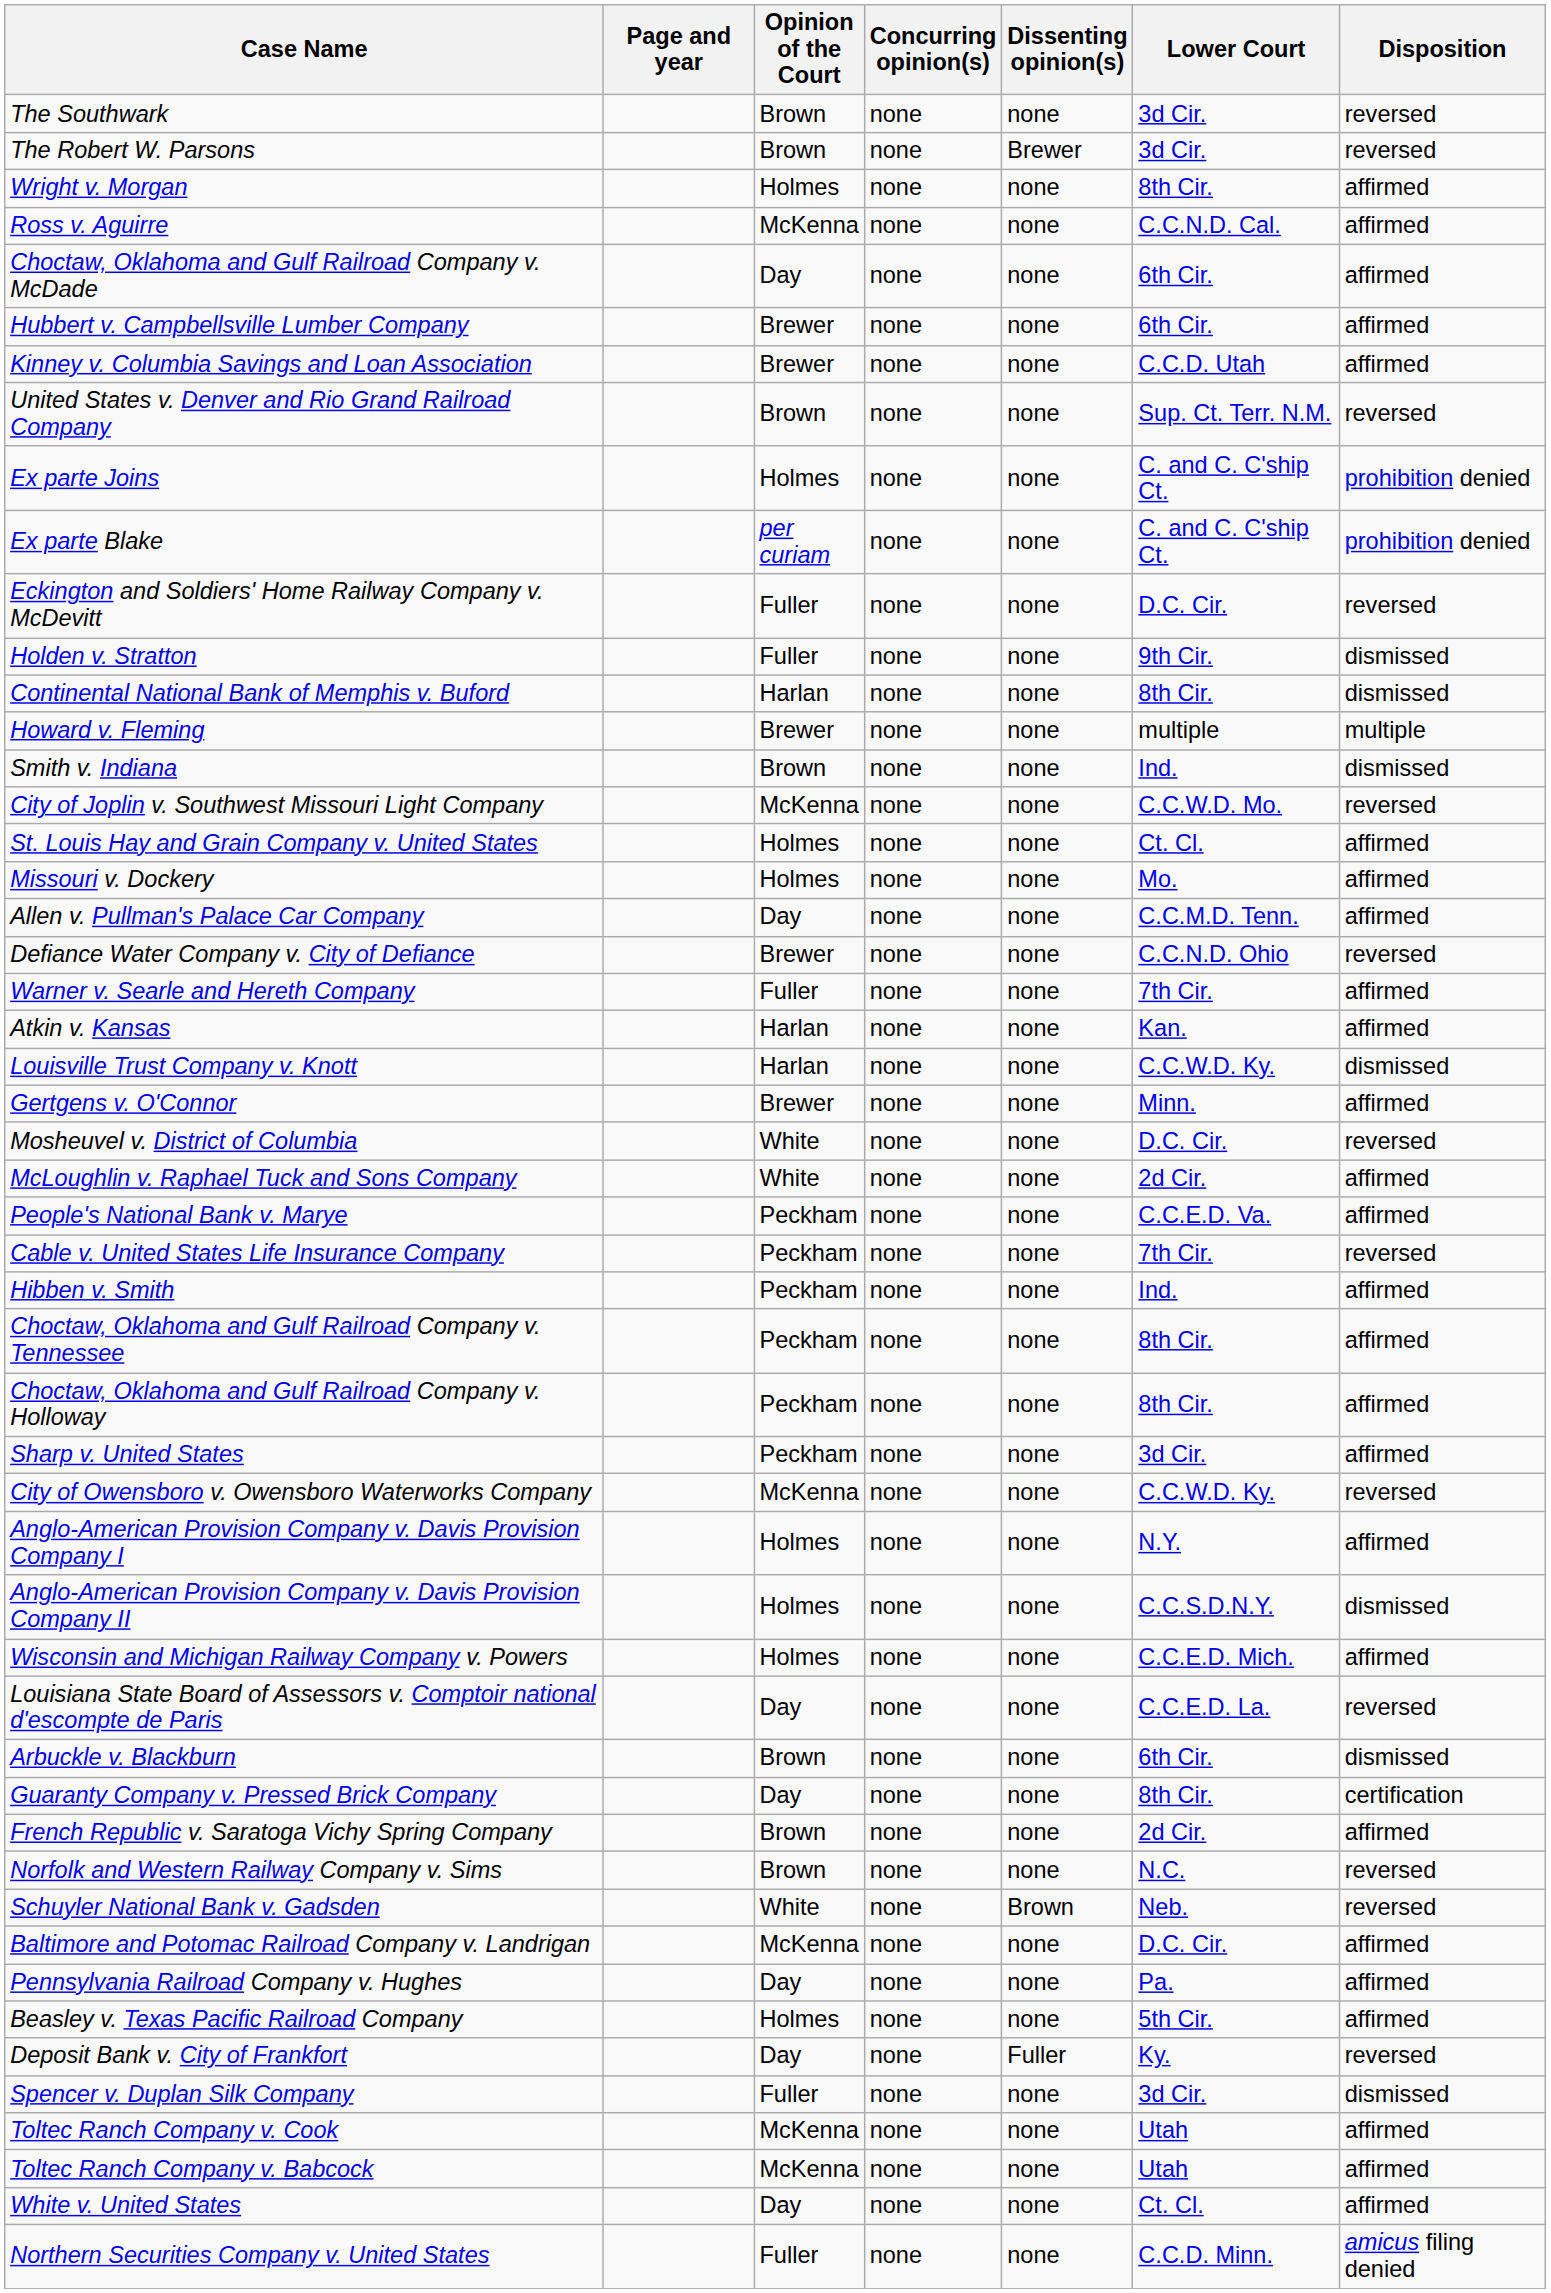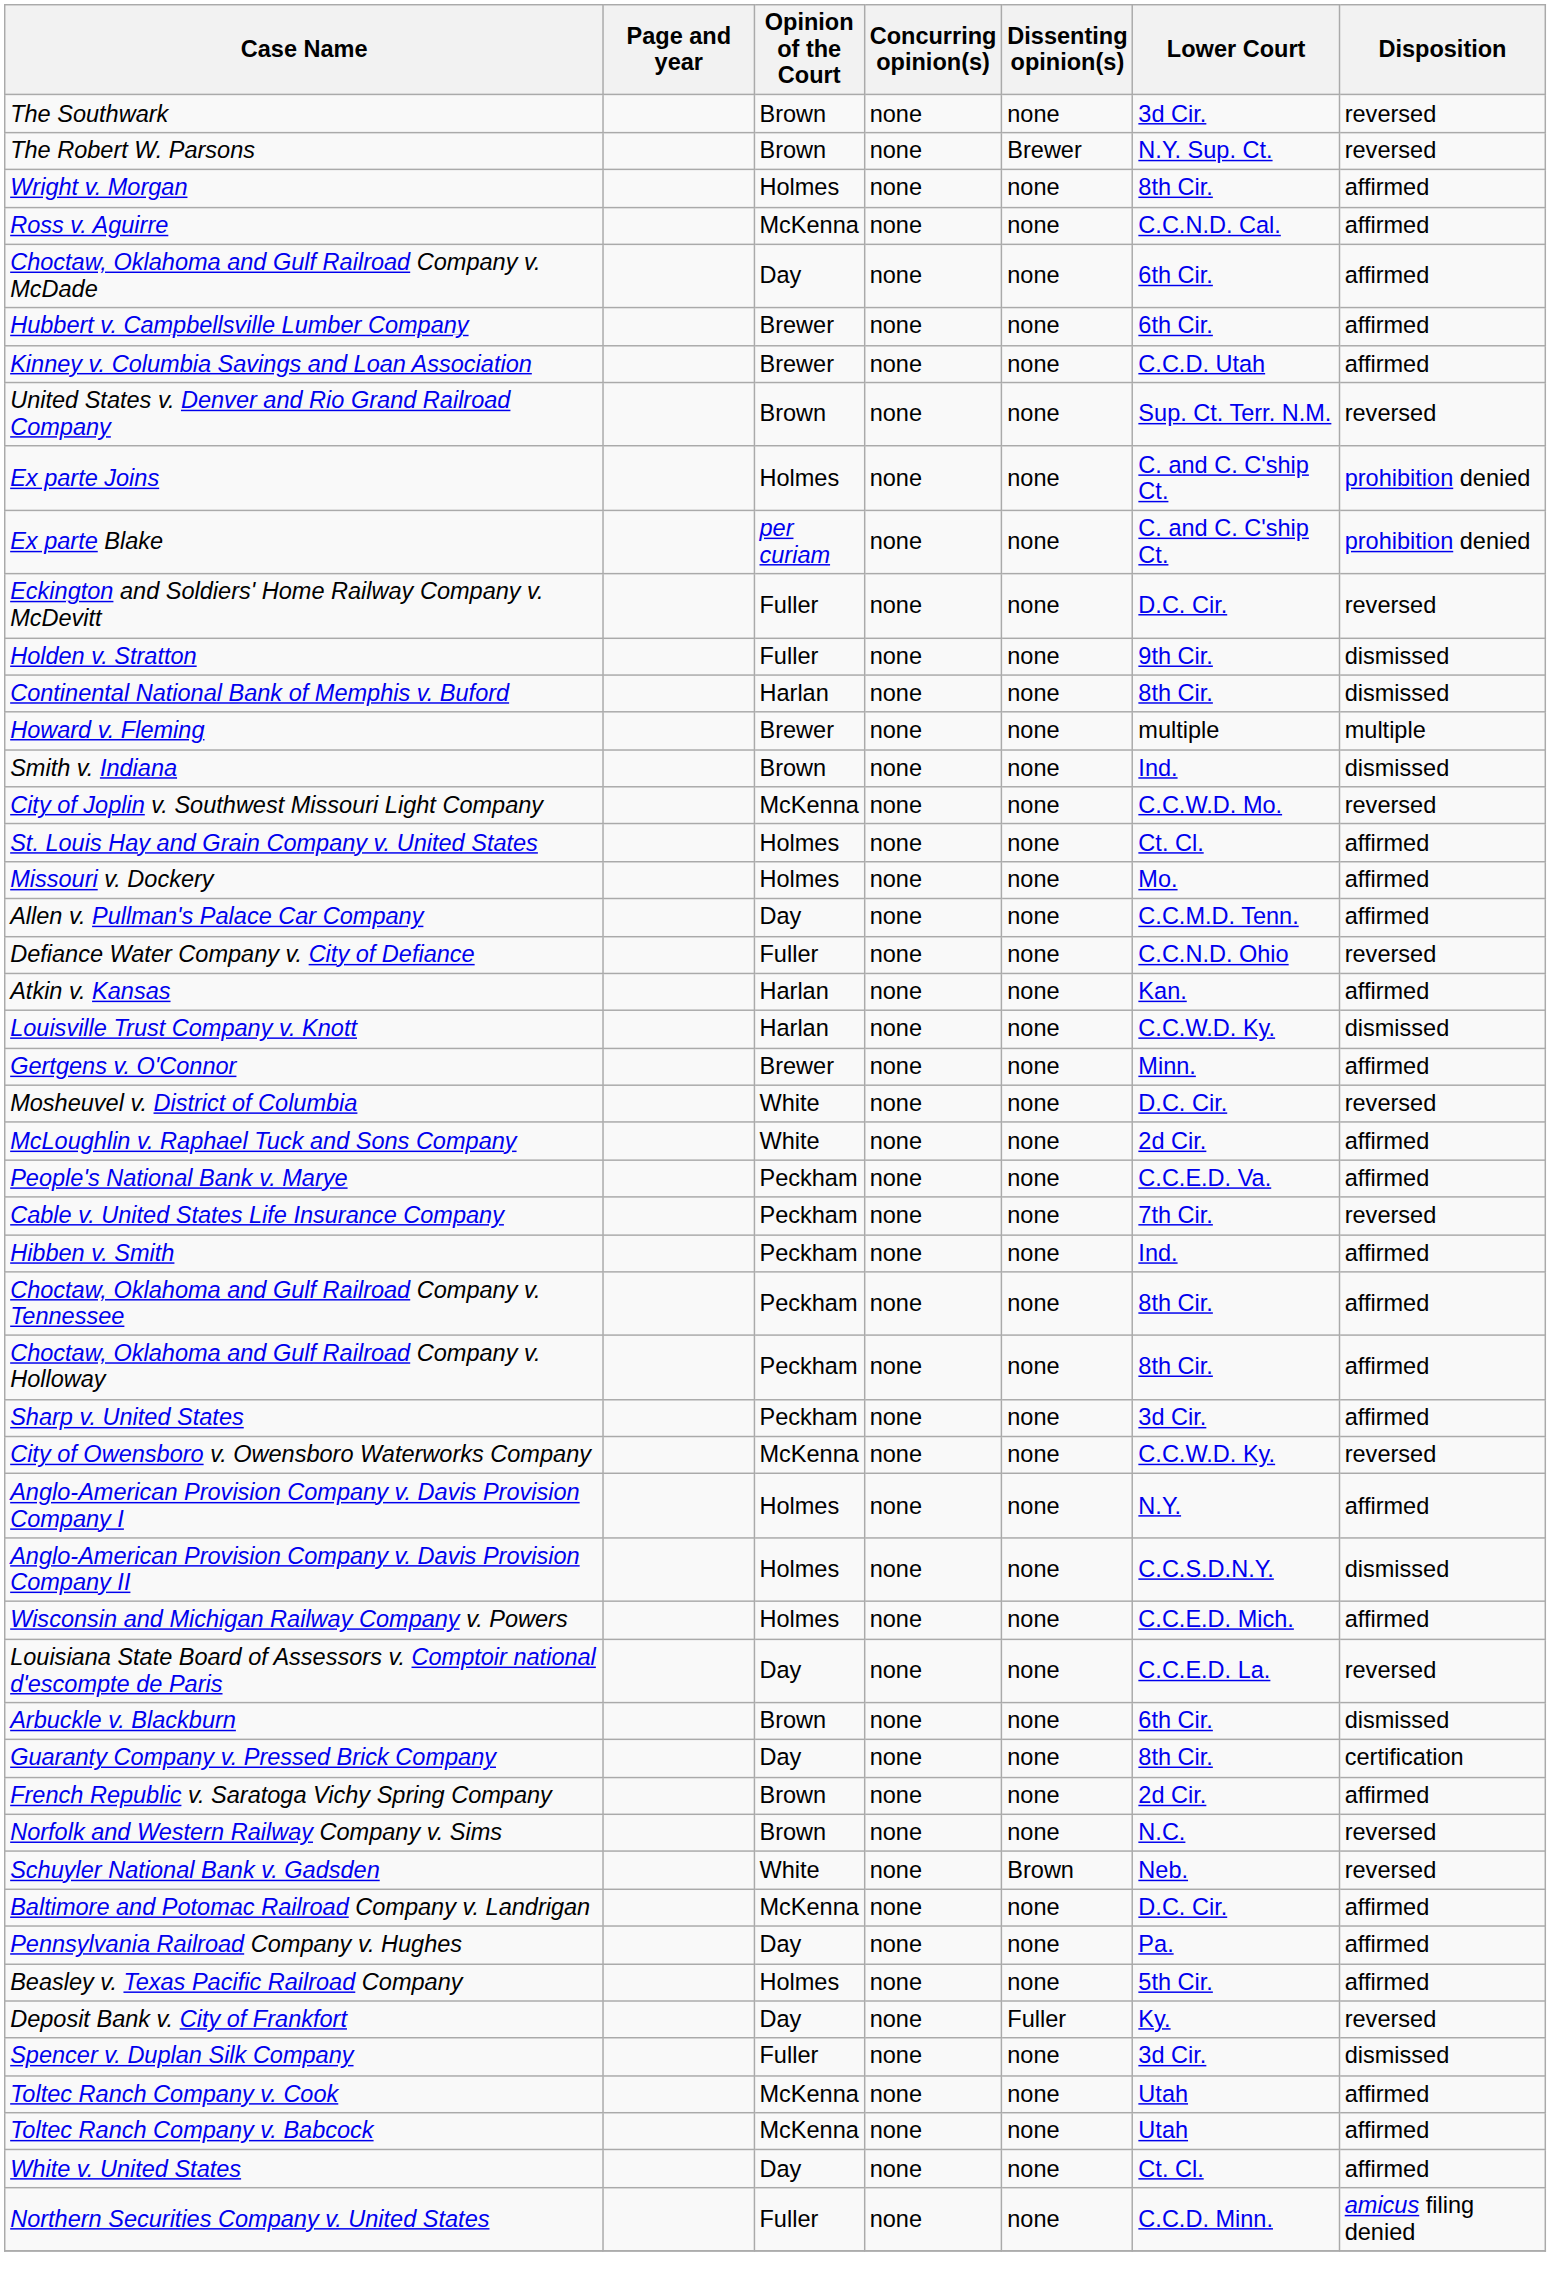(1172, 150) 3d Cir. -> (1205, 150) N.Y. Sup. Ct.
(797, 954) Brewer -> (789, 954) Fuller
- row: (212, 991)
